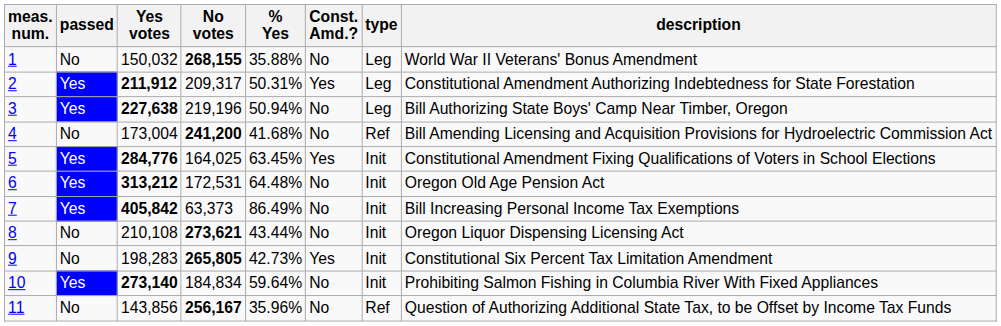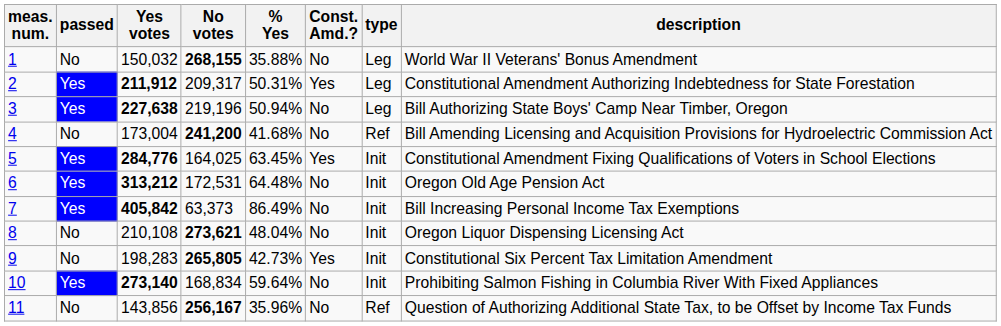(275, 233) 43.44% -> (275, 233) 48.04%
(213, 283) 184,834 -> (213, 283) 168,834
